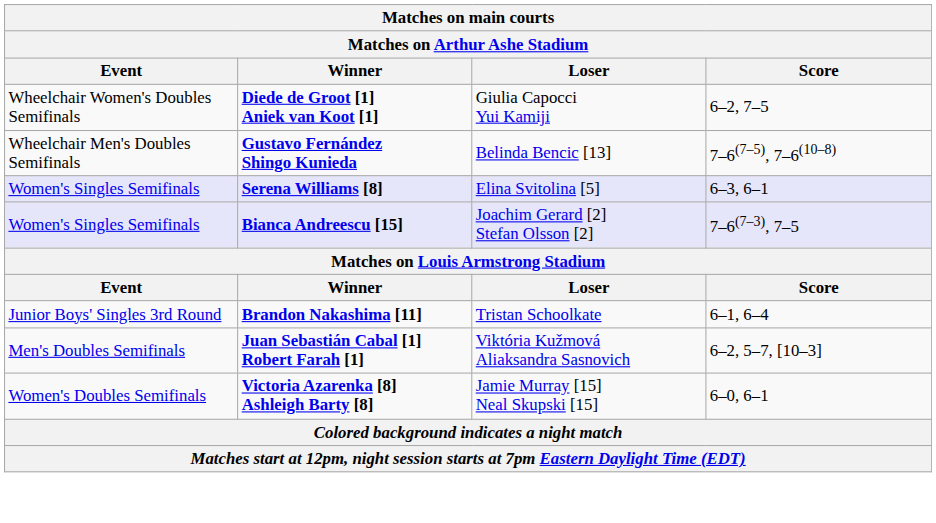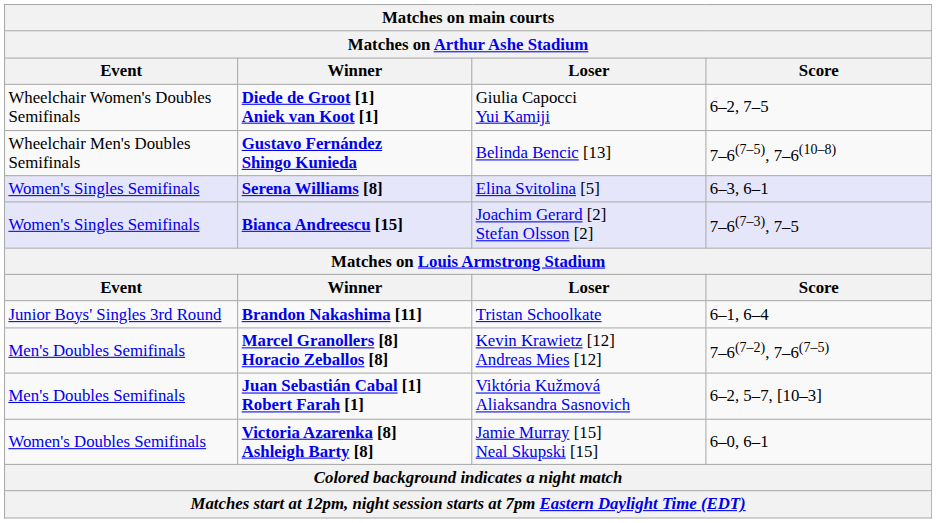+ row: (320, 350)
